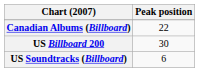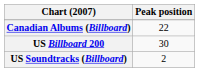(164, 59) 6 -> (164, 59) 2
